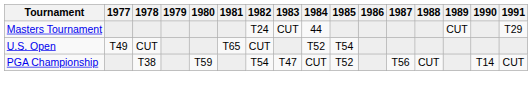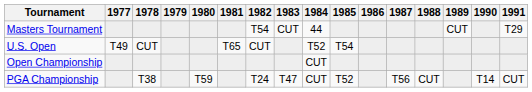(260, 29) T24 -> (260, 29) T54
+ row: (55, 63)
(260, 63) T54 -> (260, 79) T24
